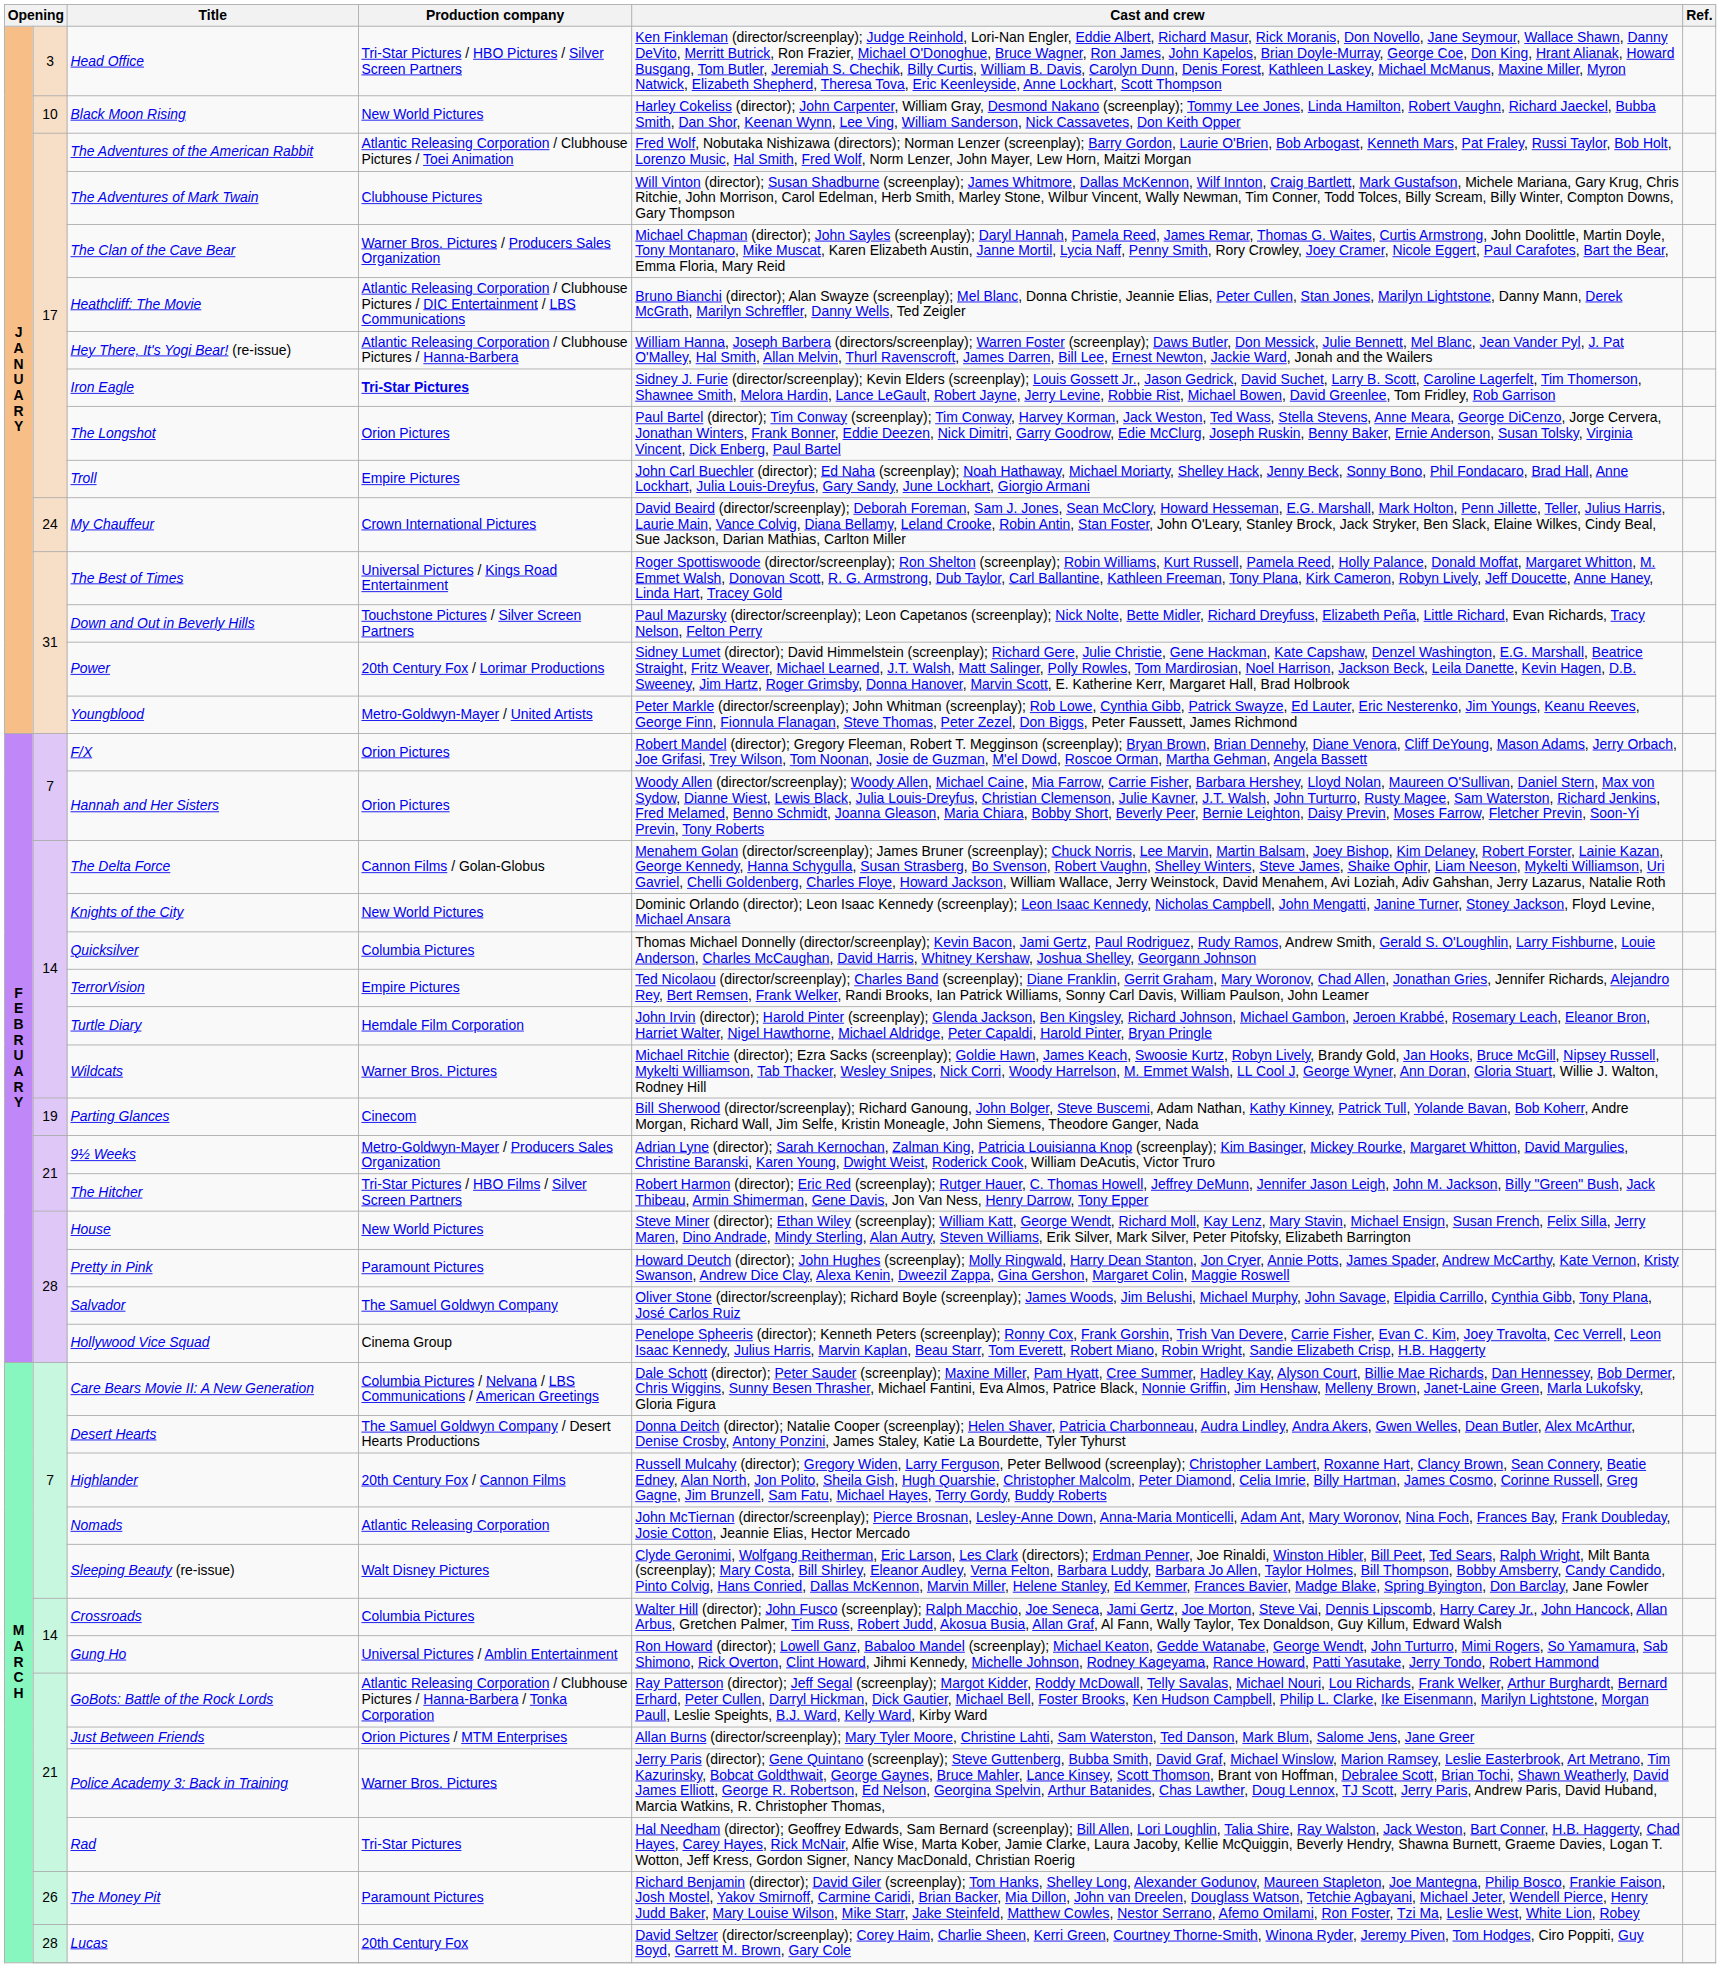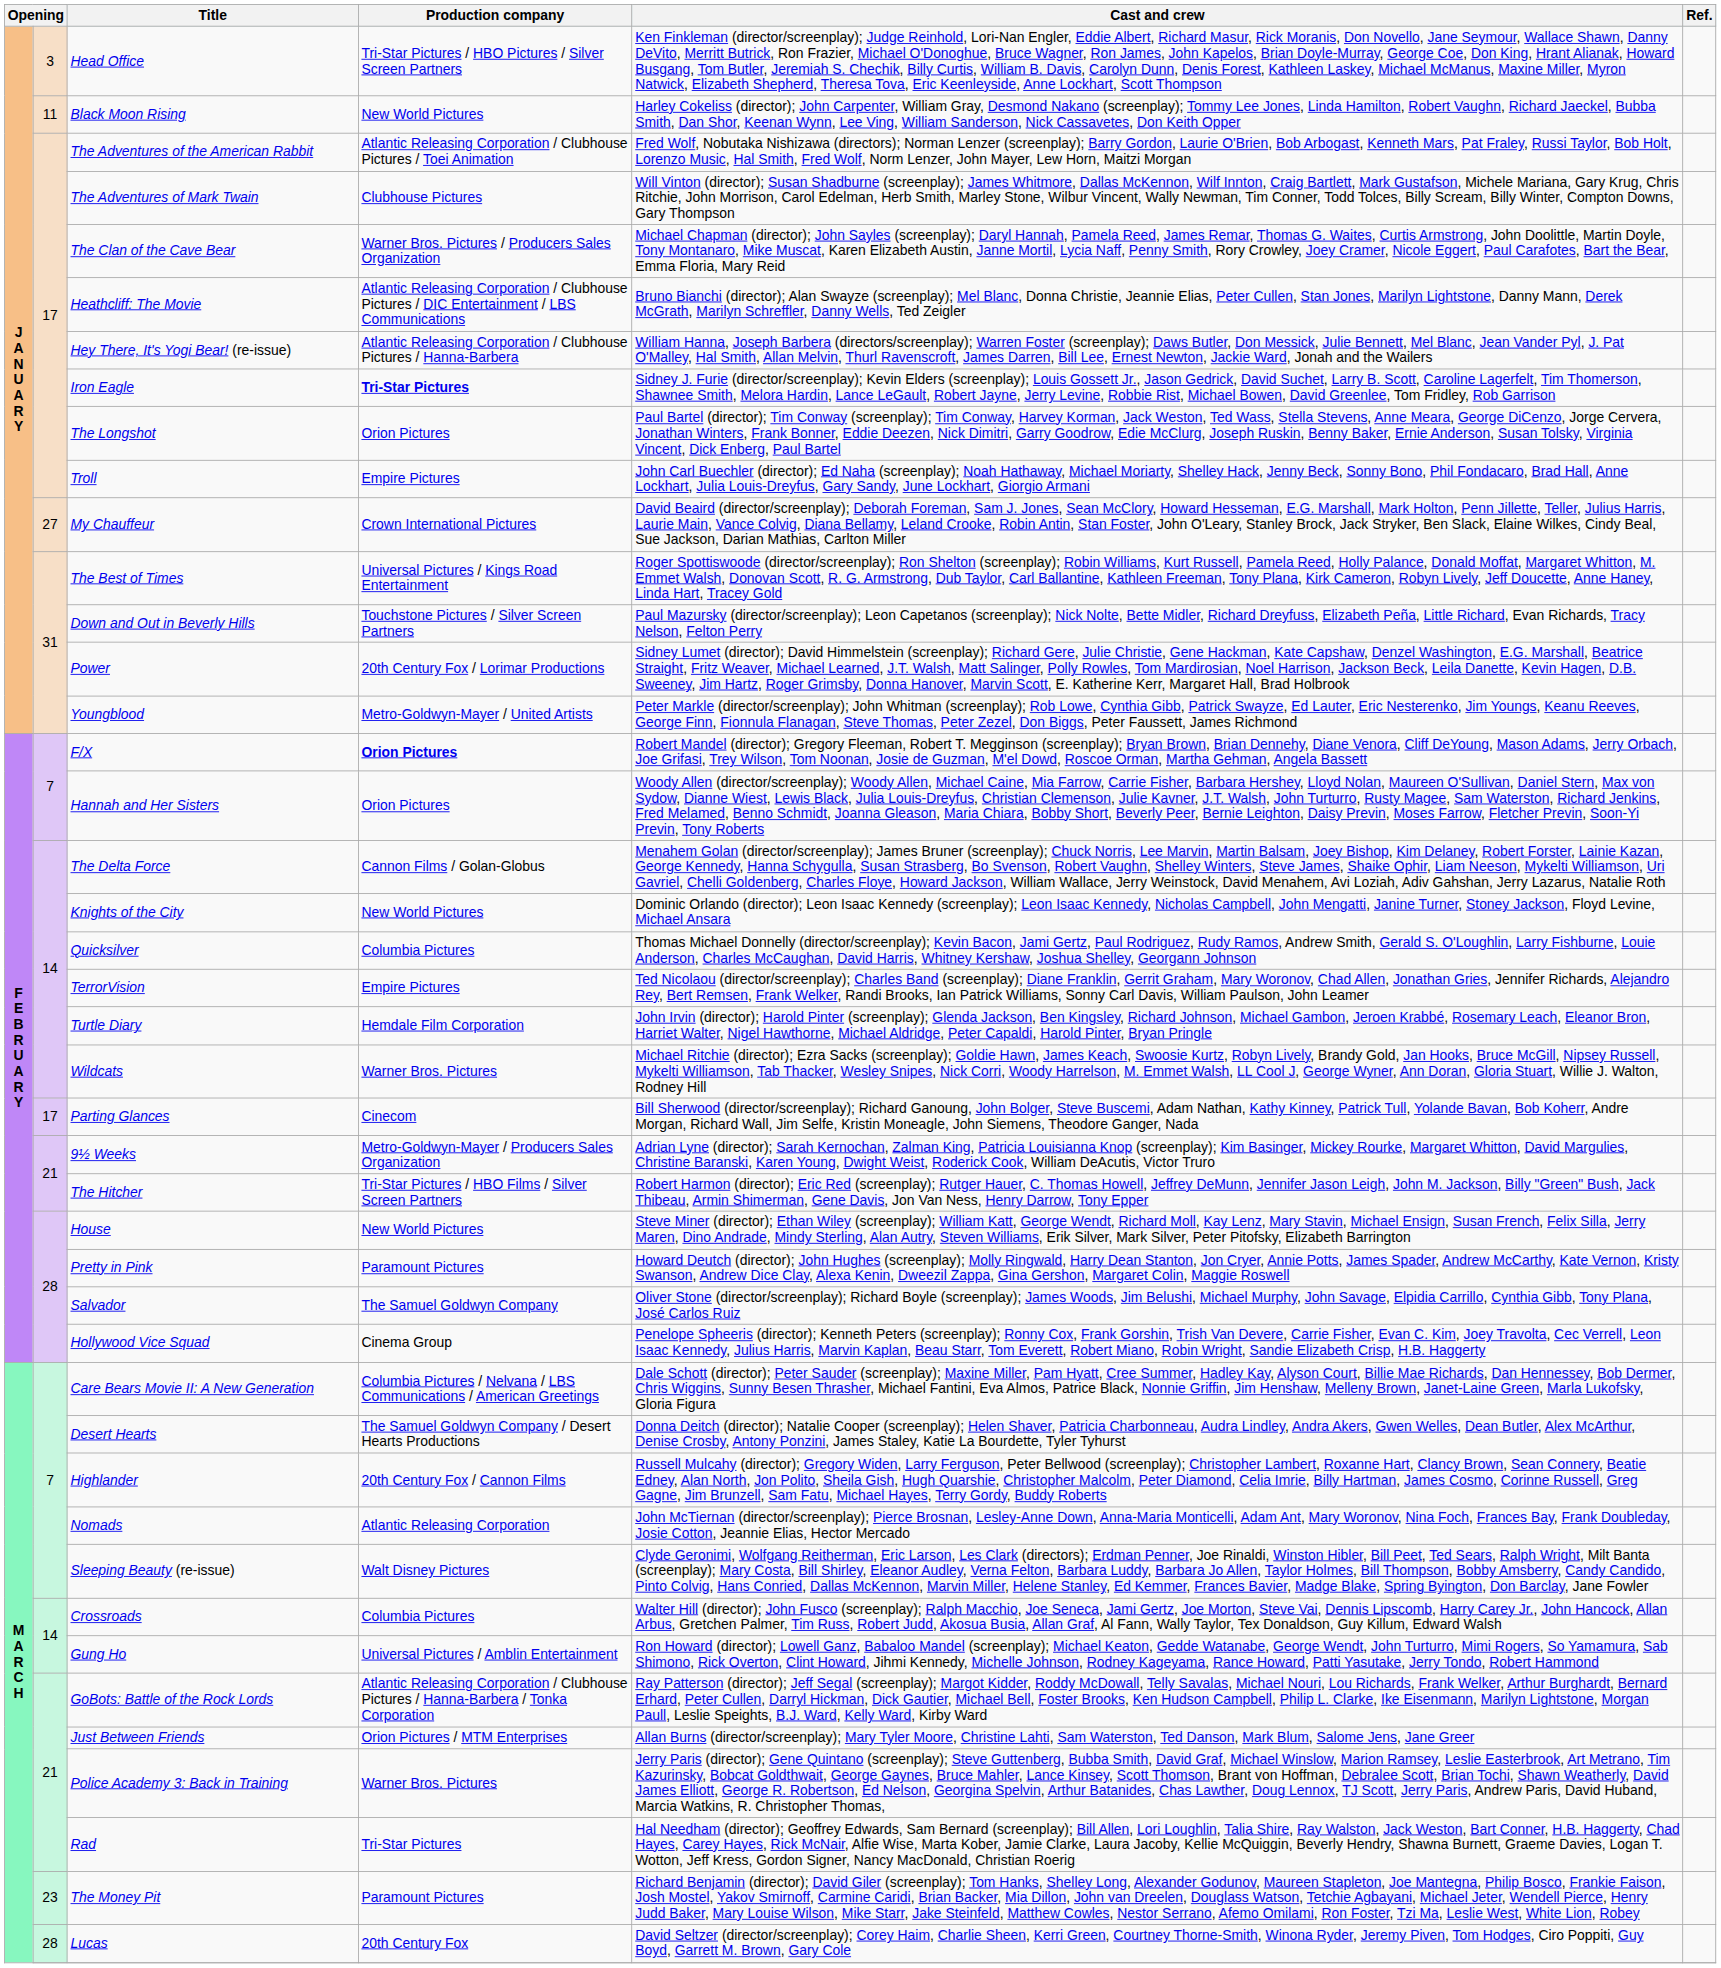(50, 114) 10 -> (50, 114) 11
(50, 524) 24 -> (50, 524) 27
(406, 752) normal -> (409, 752) bold
(50, 1116) 19 -> (50, 1116) 17
(50, 1898) 26 -> (50, 1898) 23
